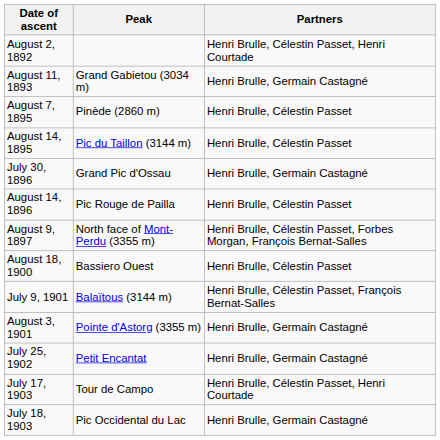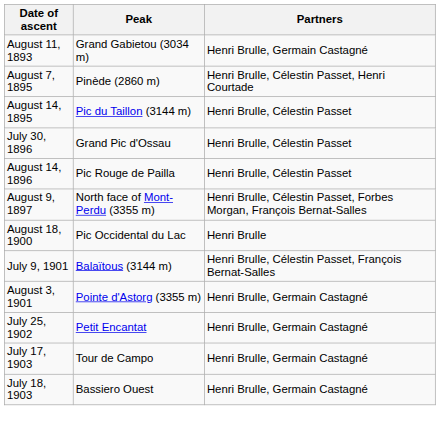- row: (31, 50)
(279, 112) Henri Brulle, Célestin Passet -> (296, 81) Henri Brulle, Célestin Passet, Henri Courtade
(287, 173) Henri Brulle, Germain Castagné -> (279, 143) Henri Brulle, Célestin Passet
(115, 266) Bassiero Ouest -> (131, 235) Pic Occidental du Lac
(279, 266) Henri Brulle, Célestin Passet -> (237, 235) Henri Brulle
(296, 389) Henri Brulle, Célestin Passet, Henri Courtade -> (287, 358) Henri Brulle, Germain Castagné
(131, 420) Pic Occidental du Lac -> (115, 389) Bassiero Ouest
